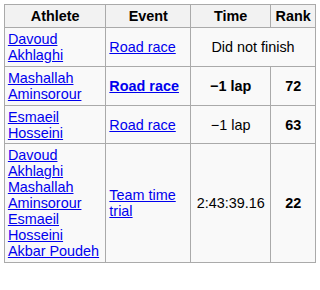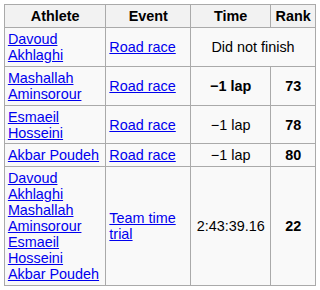(144, 86) bold -> (143, 86) normal
(293, 86) 72 -> (293, 86) 73
(293, 125) 63 -> (293, 125) 78
+ row: (53, 155)
